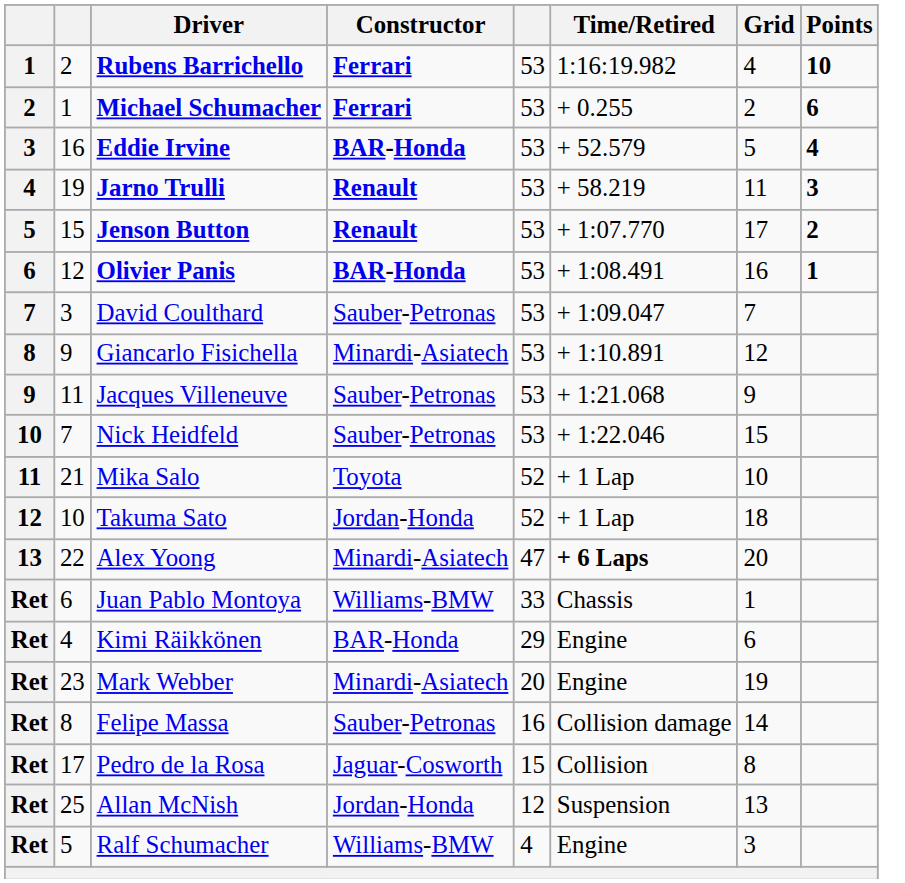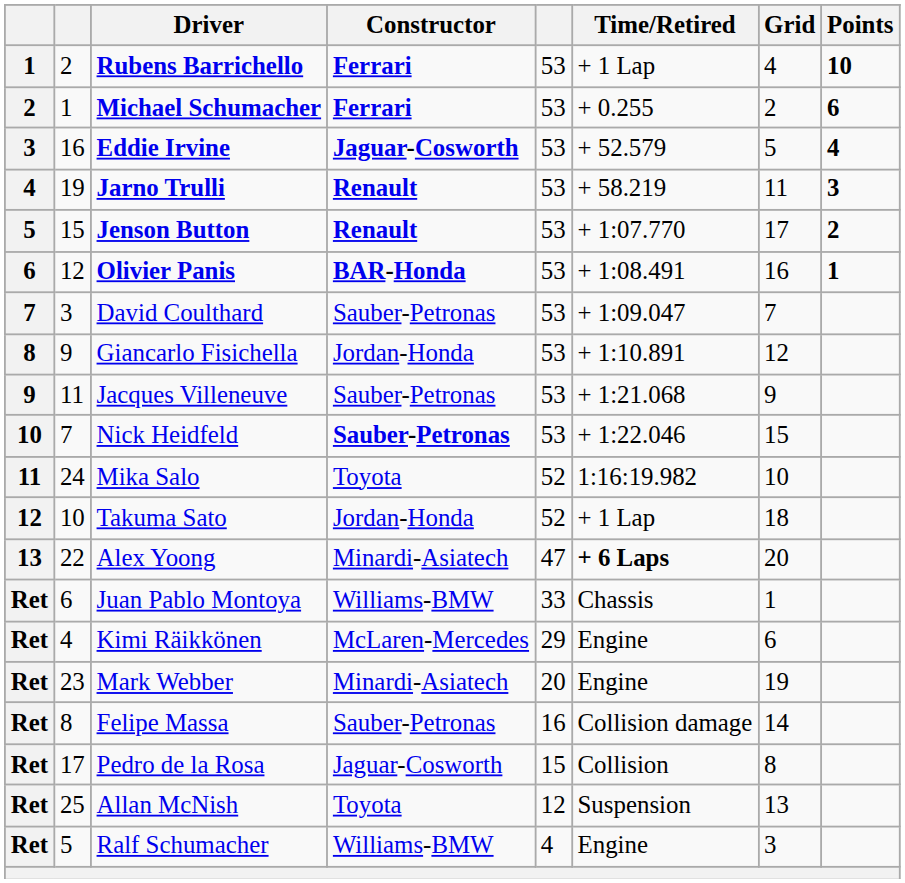(617, 65) 1:16:19.982 -> (616, 65) + 1 Lap
(399, 147) BAR-Honda -> (426, 147) Jaguar-Cosworth
(421, 353) Minardi-Asiatech -> (403, 353) Jordan-Honda
(414, 435) normal -> (421, 435) bold
(72, 476) 21 -> (72, 476) 24
(596, 476) + 1 Lap -> (637, 476) 1:16:19.982
(396, 640) BAR-Honda -> (431, 640) McLaren-Mercedes
(403, 804) Jordan-Honda -> (367, 804) Toyota
